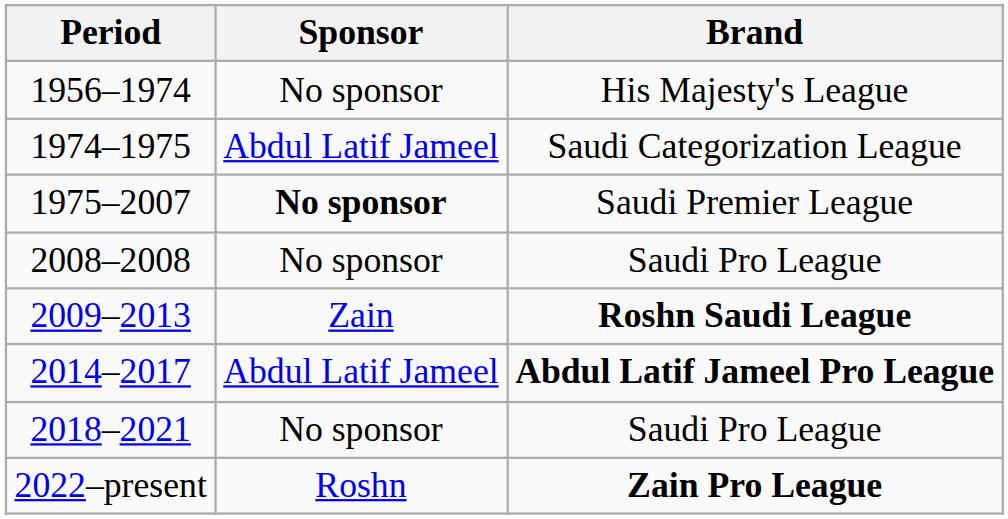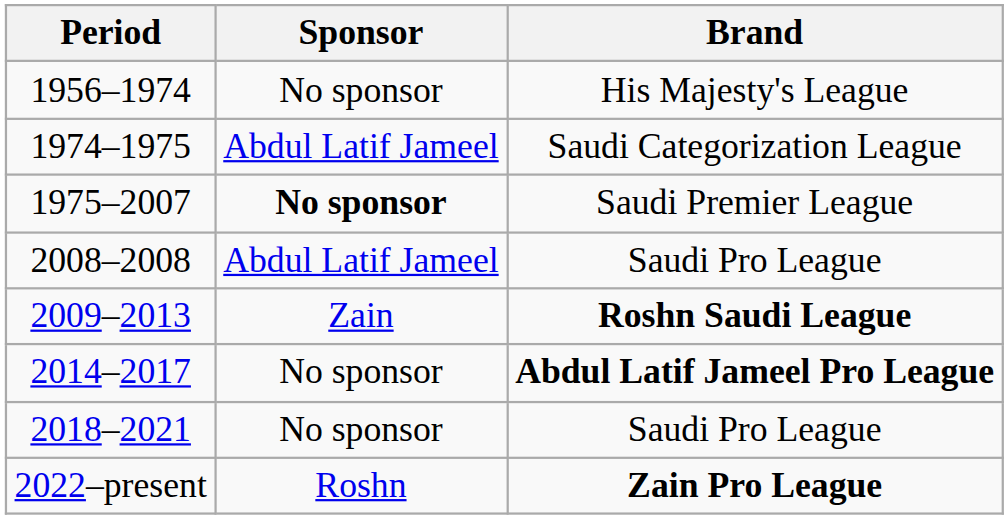(361, 259) No sponsor -> (361, 259) Abdul Latif Jameel
(361, 372) Abdul Latif Jameel -> (361, 372) No sponsor
